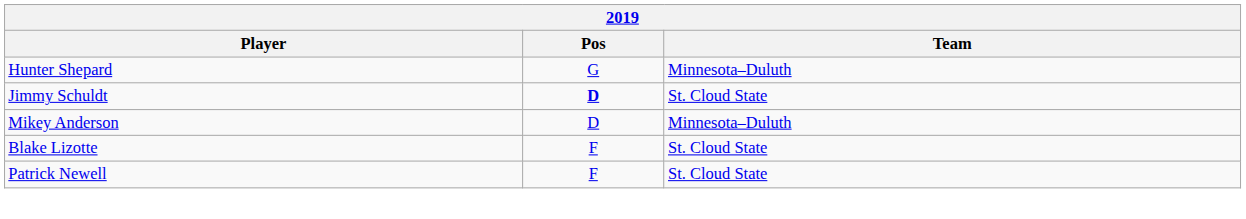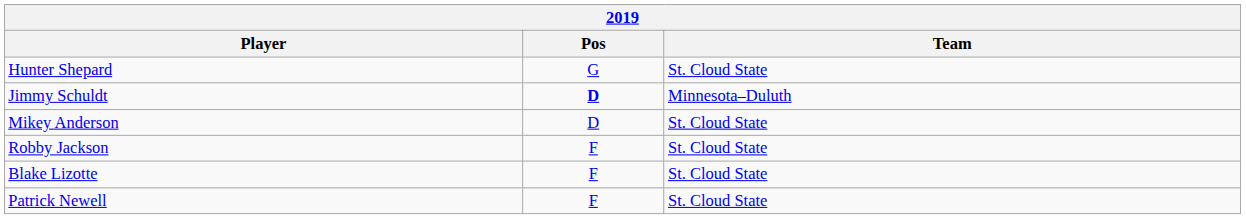(730, 69) Minnesota–Duluth -> (718, 69) St. Cloud State
(718, 95) St. Cloud State -> (730, 95) Minnesota–Duluth
(730, 122) Minnesota–Duluth -> (718, 122) St. Cloud State
+ row: (58, 148)
